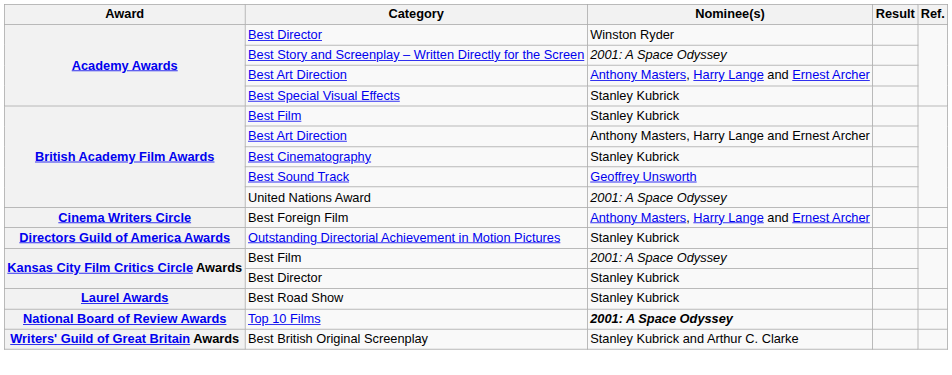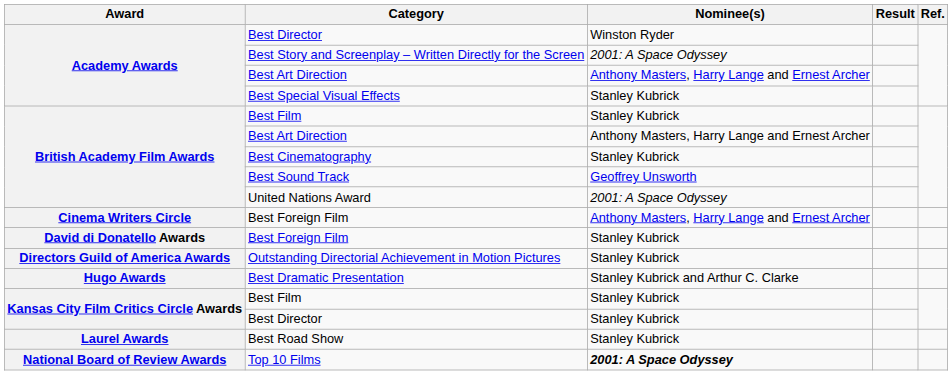+ row: (125, 237)
+ row: (125, 278)
(658, 258) 2001: A Space Odyssey -> (635, 298) Stanley Kubrick
- row: (125, 339)
